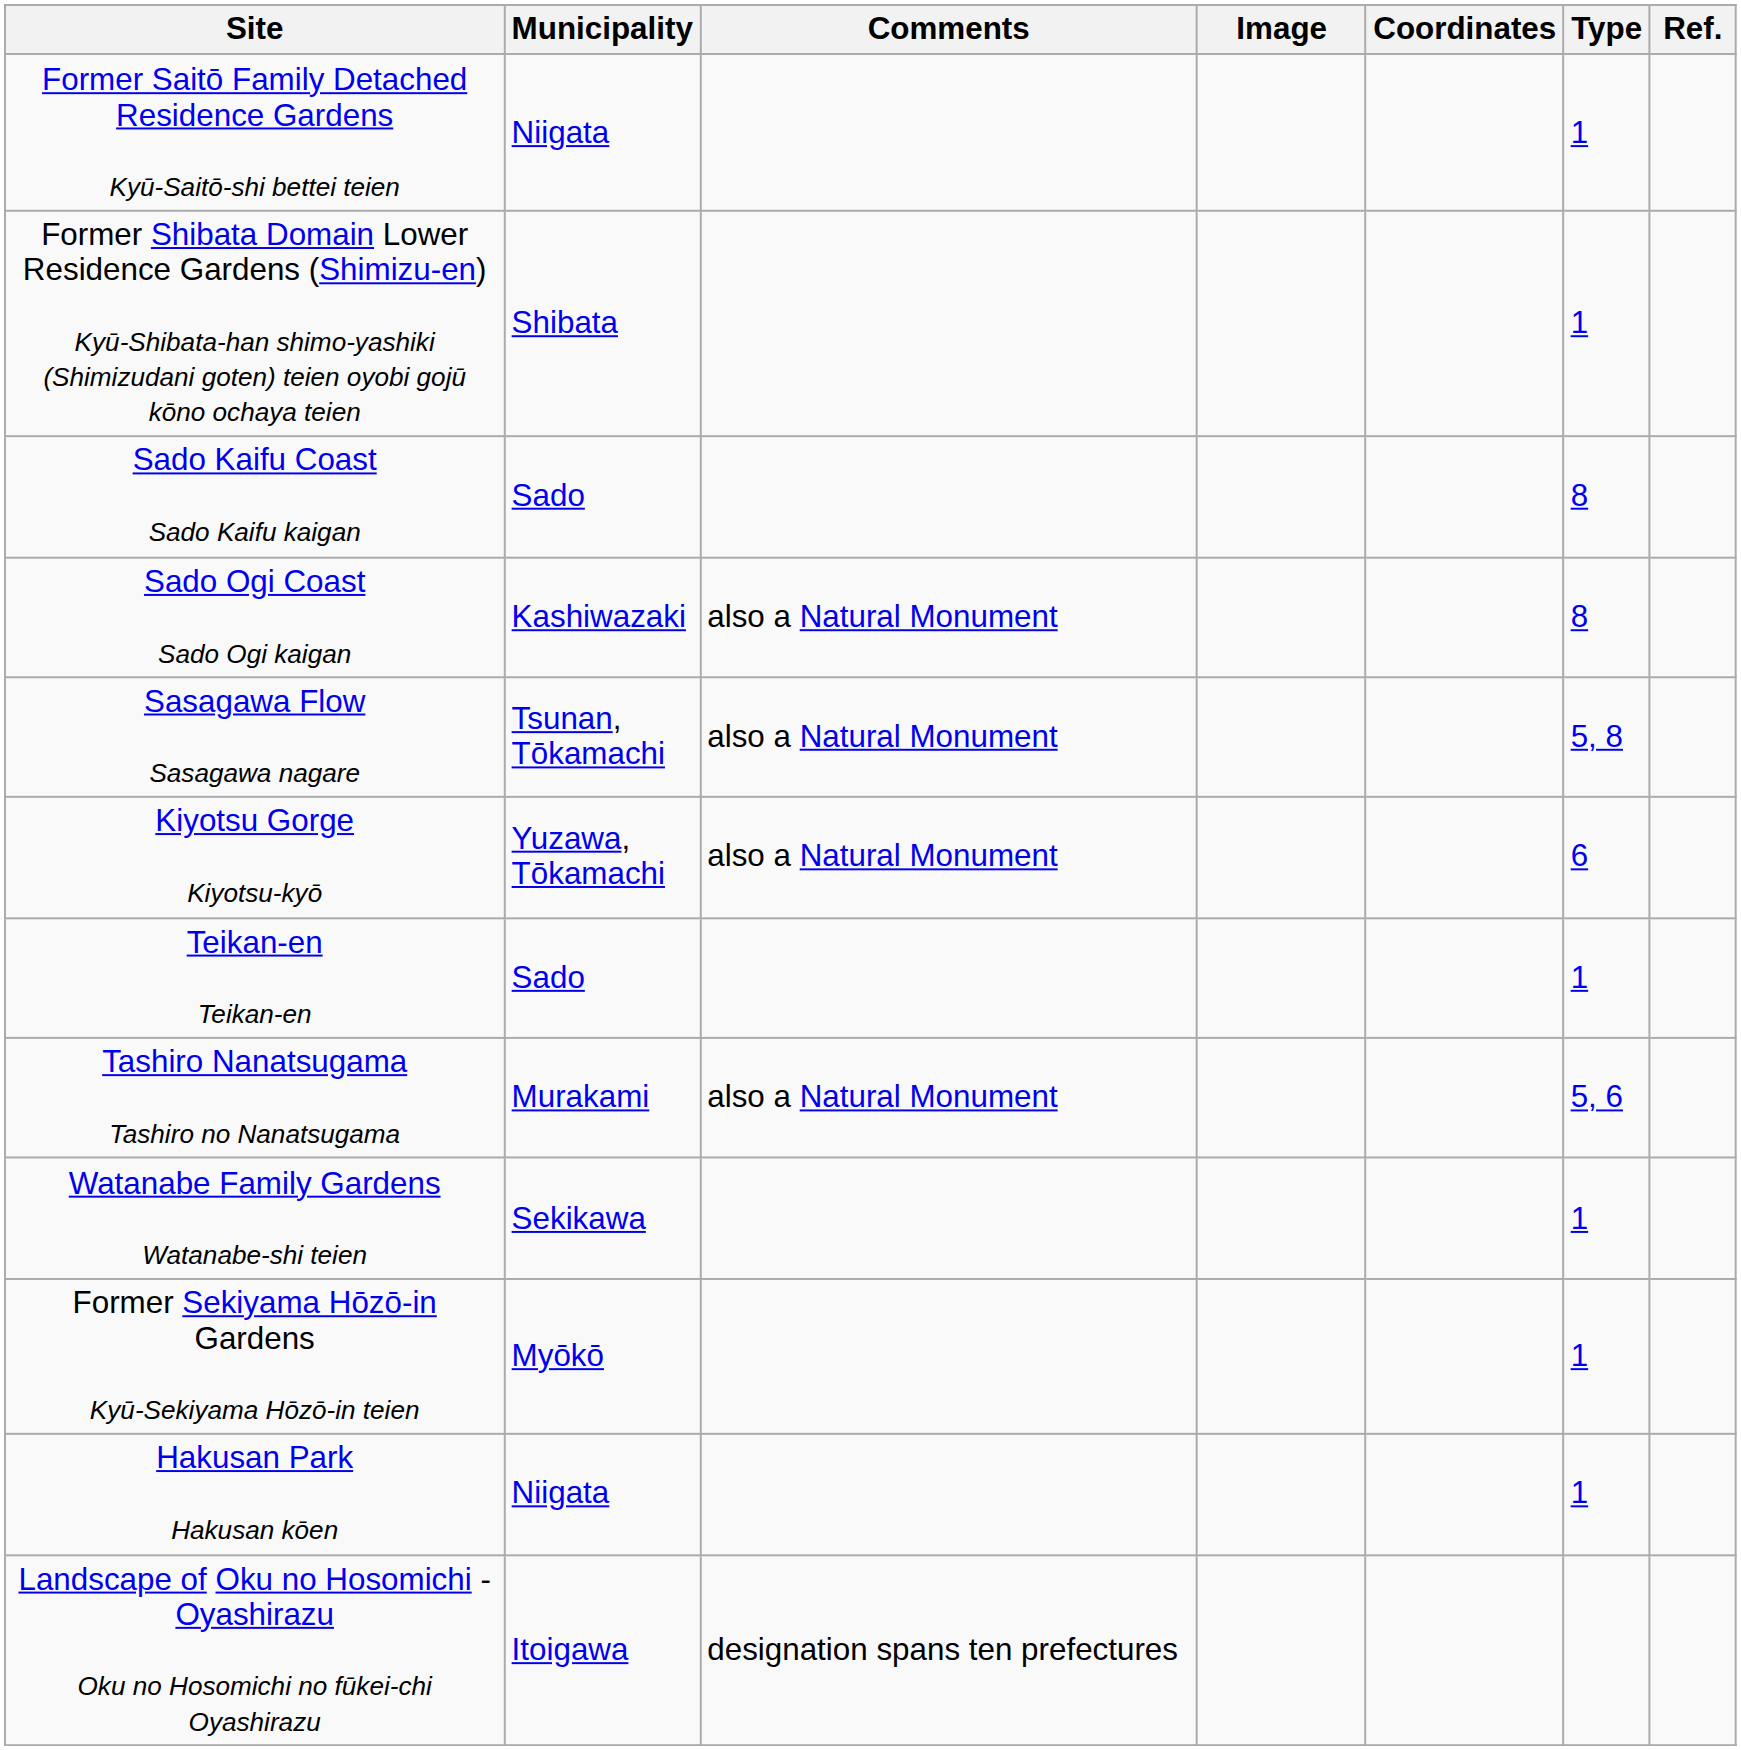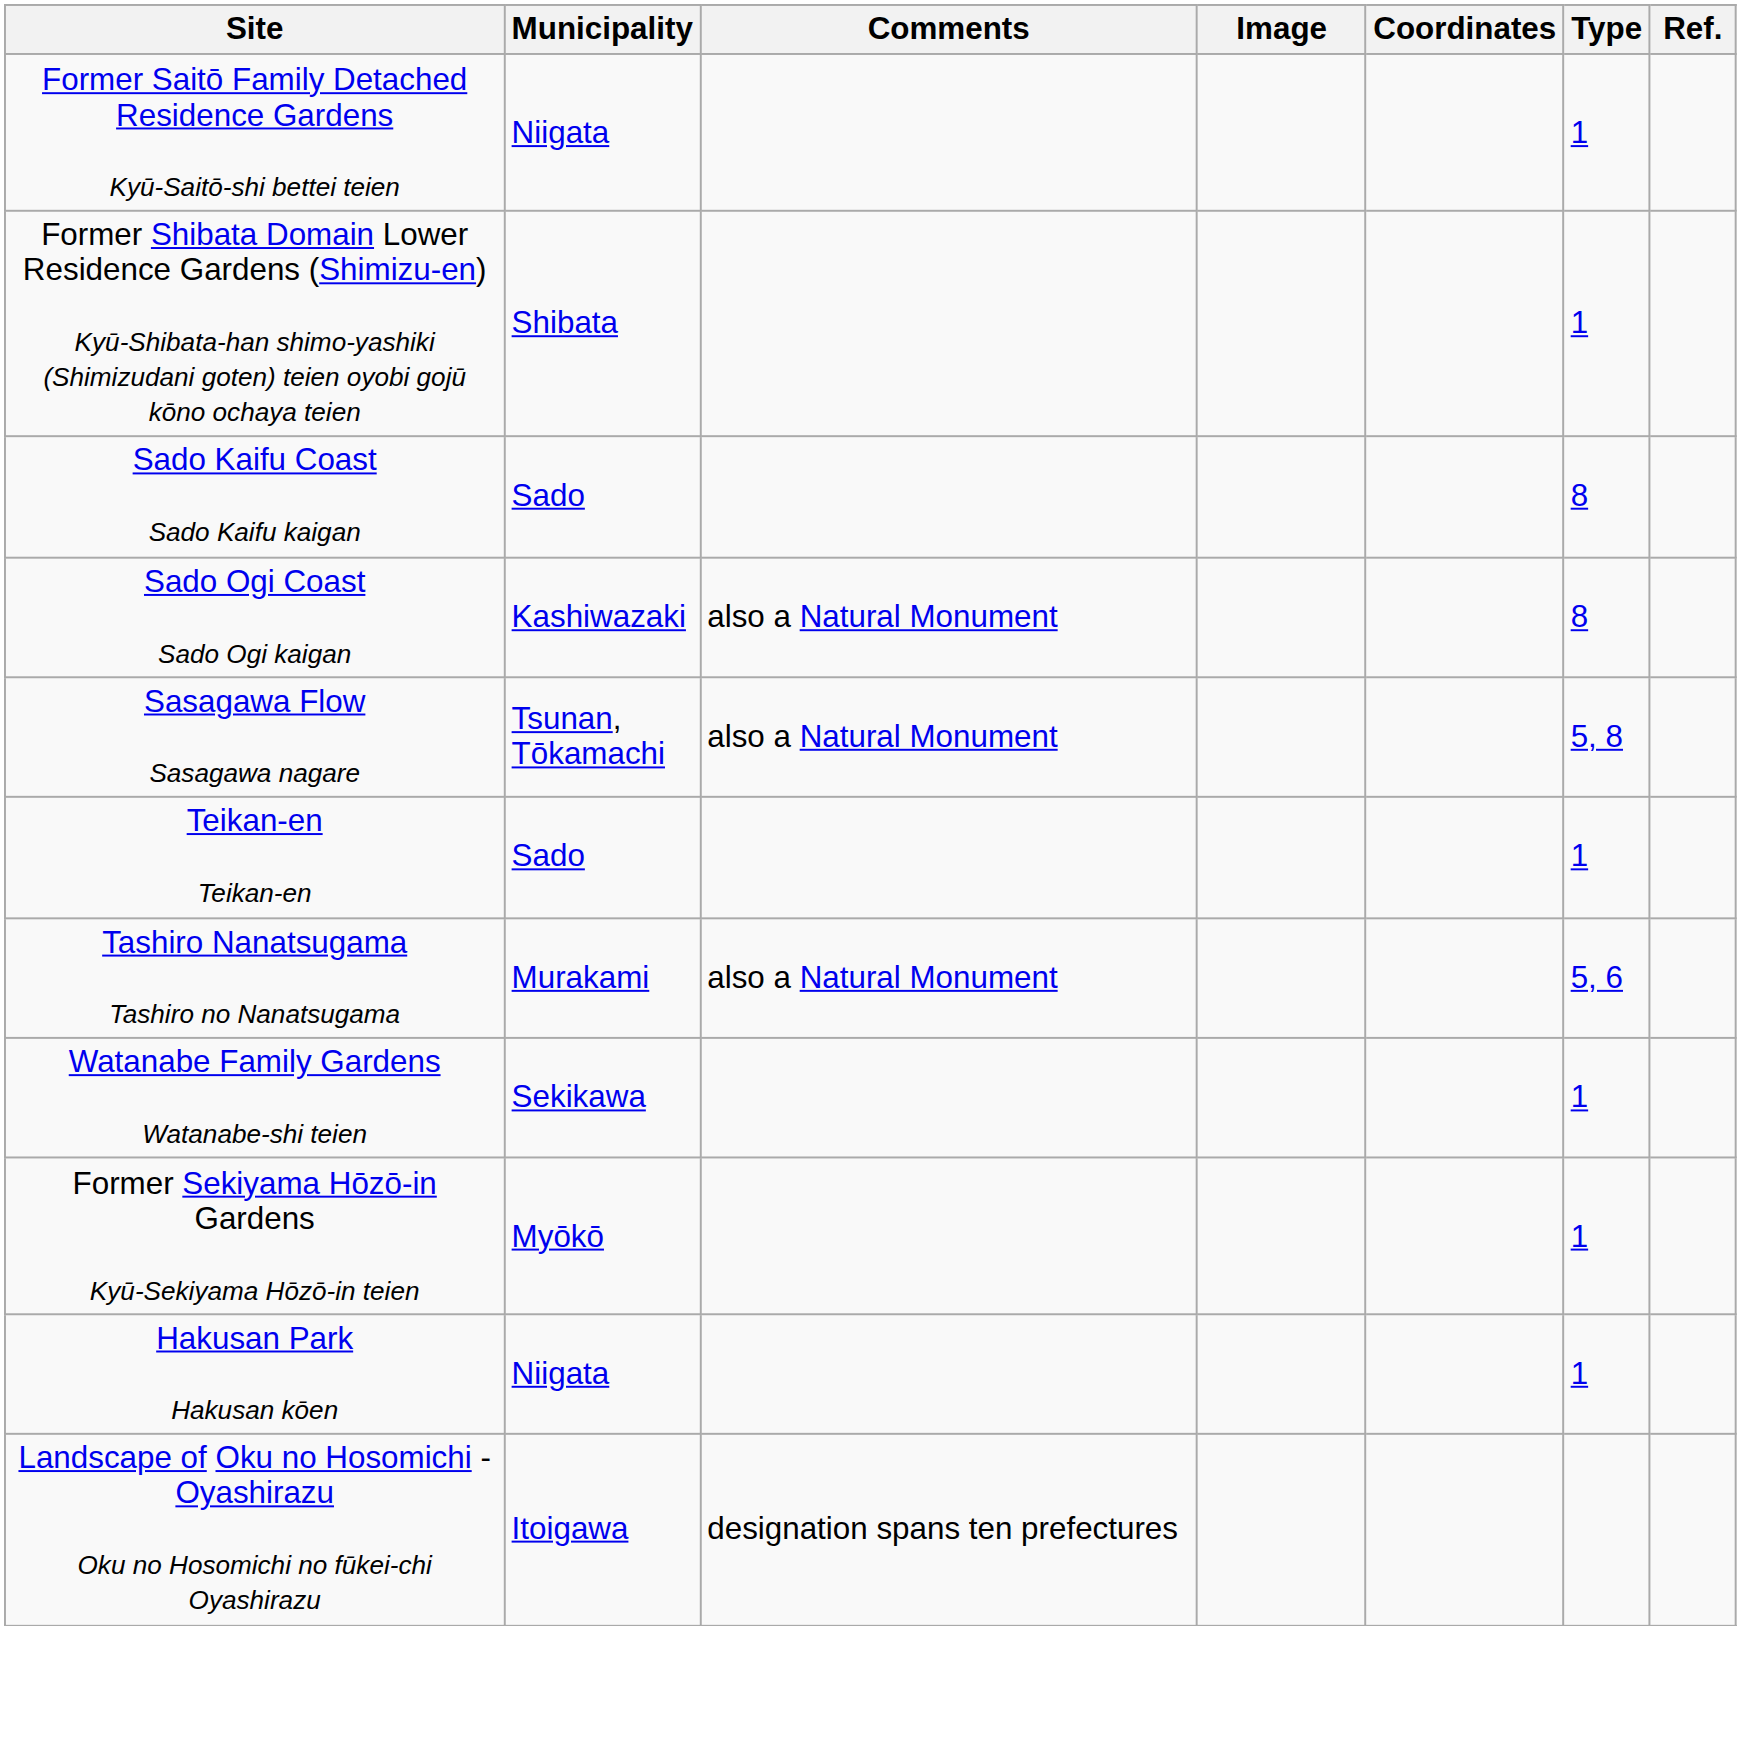- row: (255, 856)
